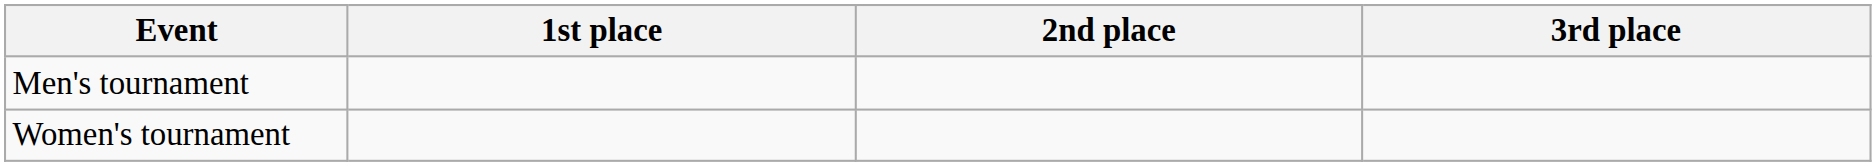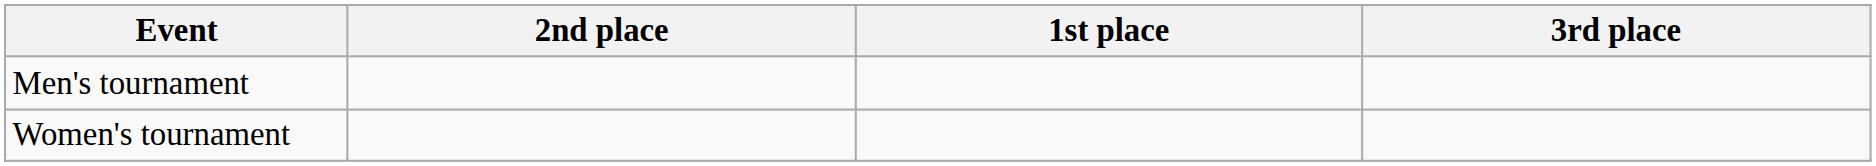columns swapped: (602, 30) <-> (1109, 30)
